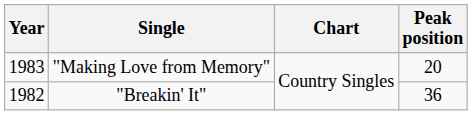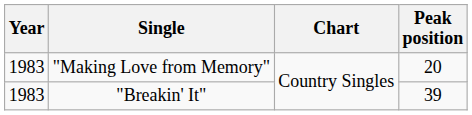(27, 95) 1982 -> (27, 95) 1983
(433, 95) 36 -> (433, 95) 39
